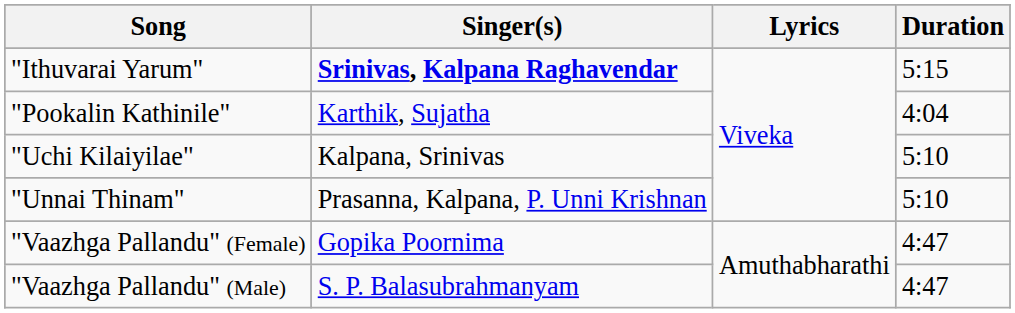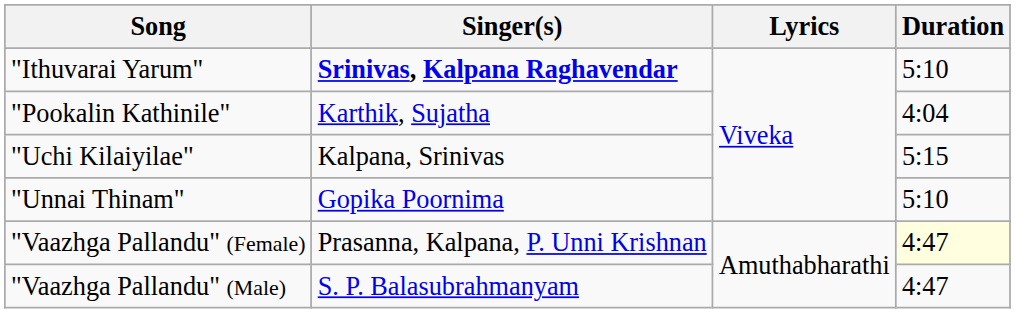(925, 69) 5:15 -> (925, 69) 5:10
(925, 156) 5:10 -> (925, 156) 5:15
(512, 199) Prasanna, Kalpana, P. Unni Krishnan -> (411, 199) Gopika Poornima
(411, 243) Gopika Poornima -> (512, 243) Prasanna, Kalpana, P. Unni Krishnan
(925, 243) no background -> (925, 243) lightyellow background
